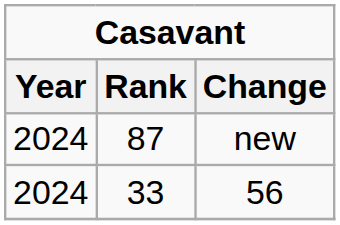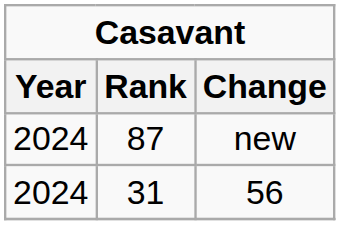(146, 193) 33 -> (146, 193) 31
